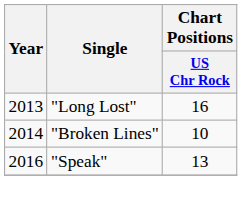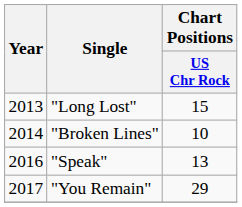(200, 106) 16 -> (200, 106) 15
+ row: (101, 188)
